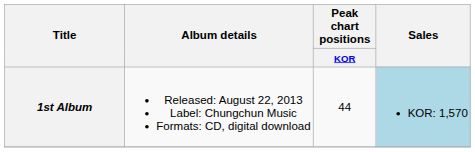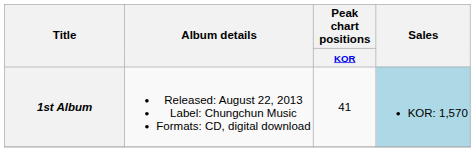(345, 107) 44 -> (345, 107) 41
